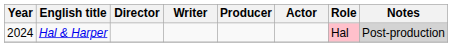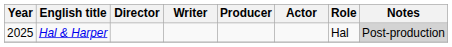(20, 32) 2024 -> (20, 32) 2025
(340, 32) pink background -> (340, 32) no background
